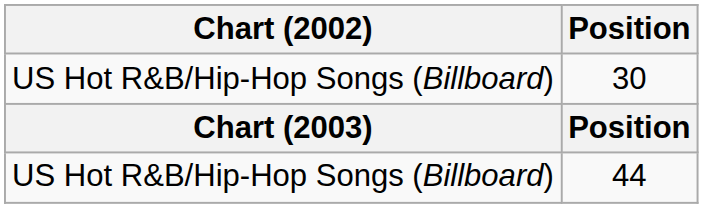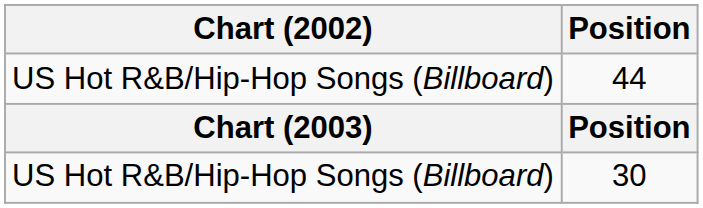rows swapped: (629, 176) <-> (629, 78)
